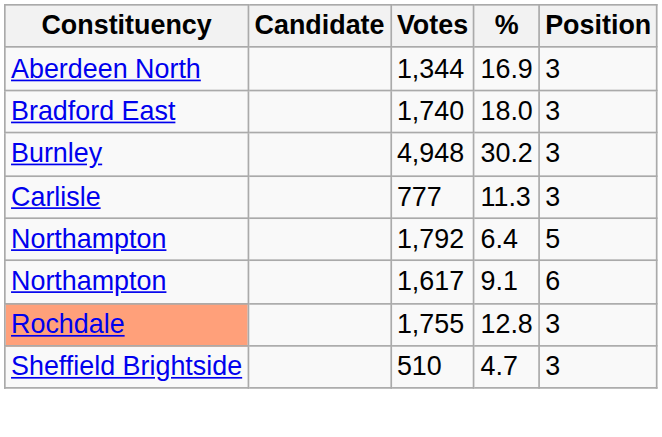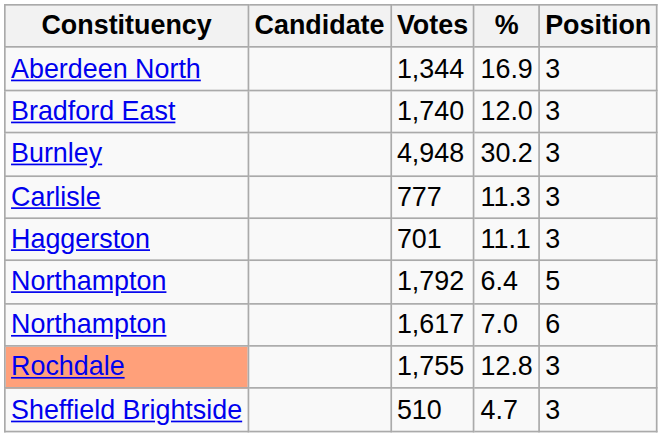(507, 111) 18.0 -> (507, 111) 12.0
+ row: (419, 238)
(499, 281) 9.1 -> (499, 324) 7.0
